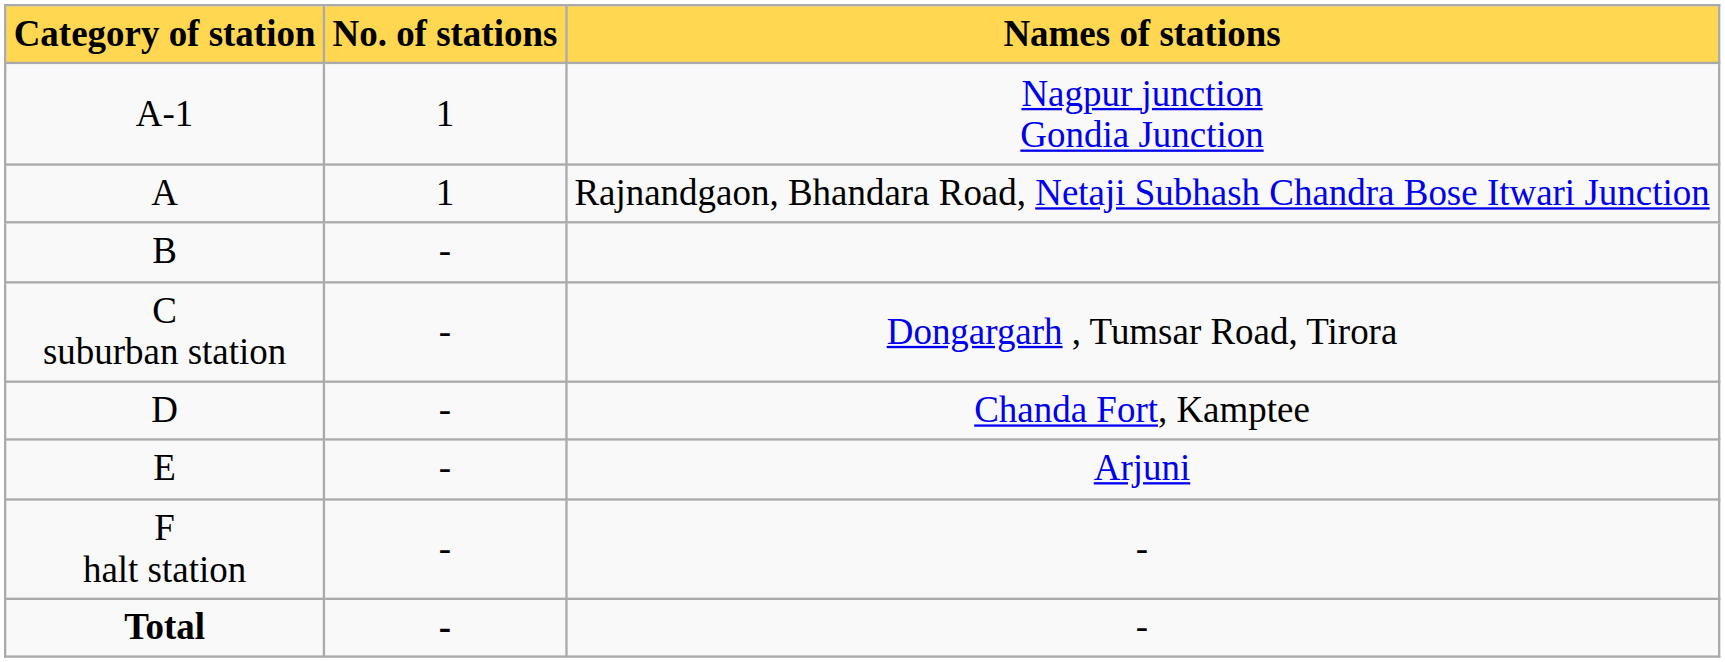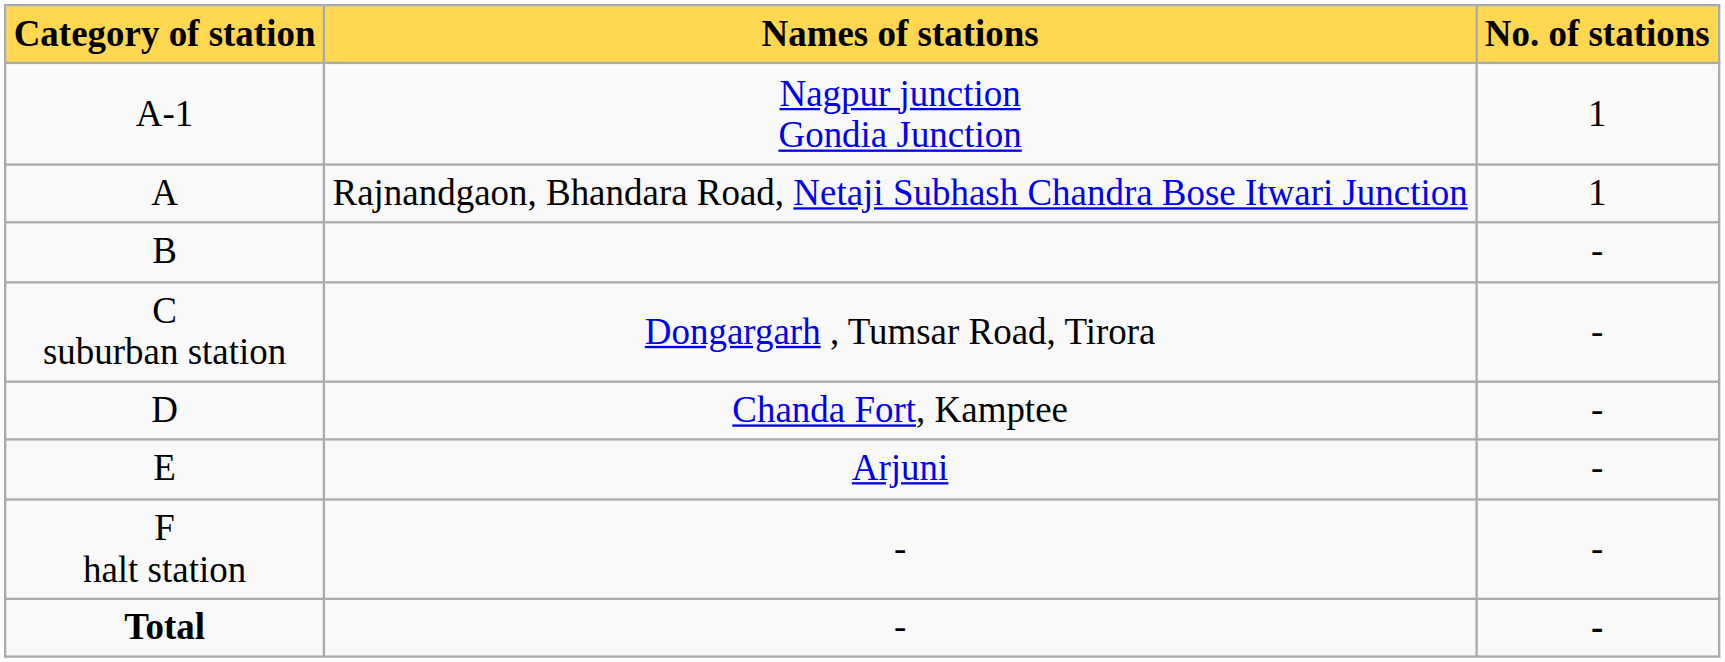columns swapped: (445, 33) <-> (1142, 33)
